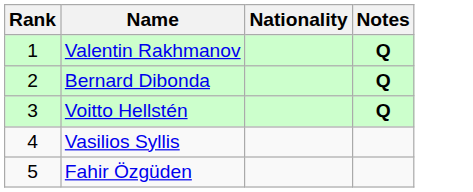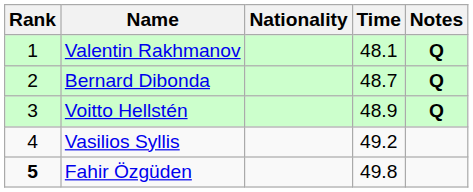+ column: (379, 19)
(32, 171) normal -> (32, 171) bold
